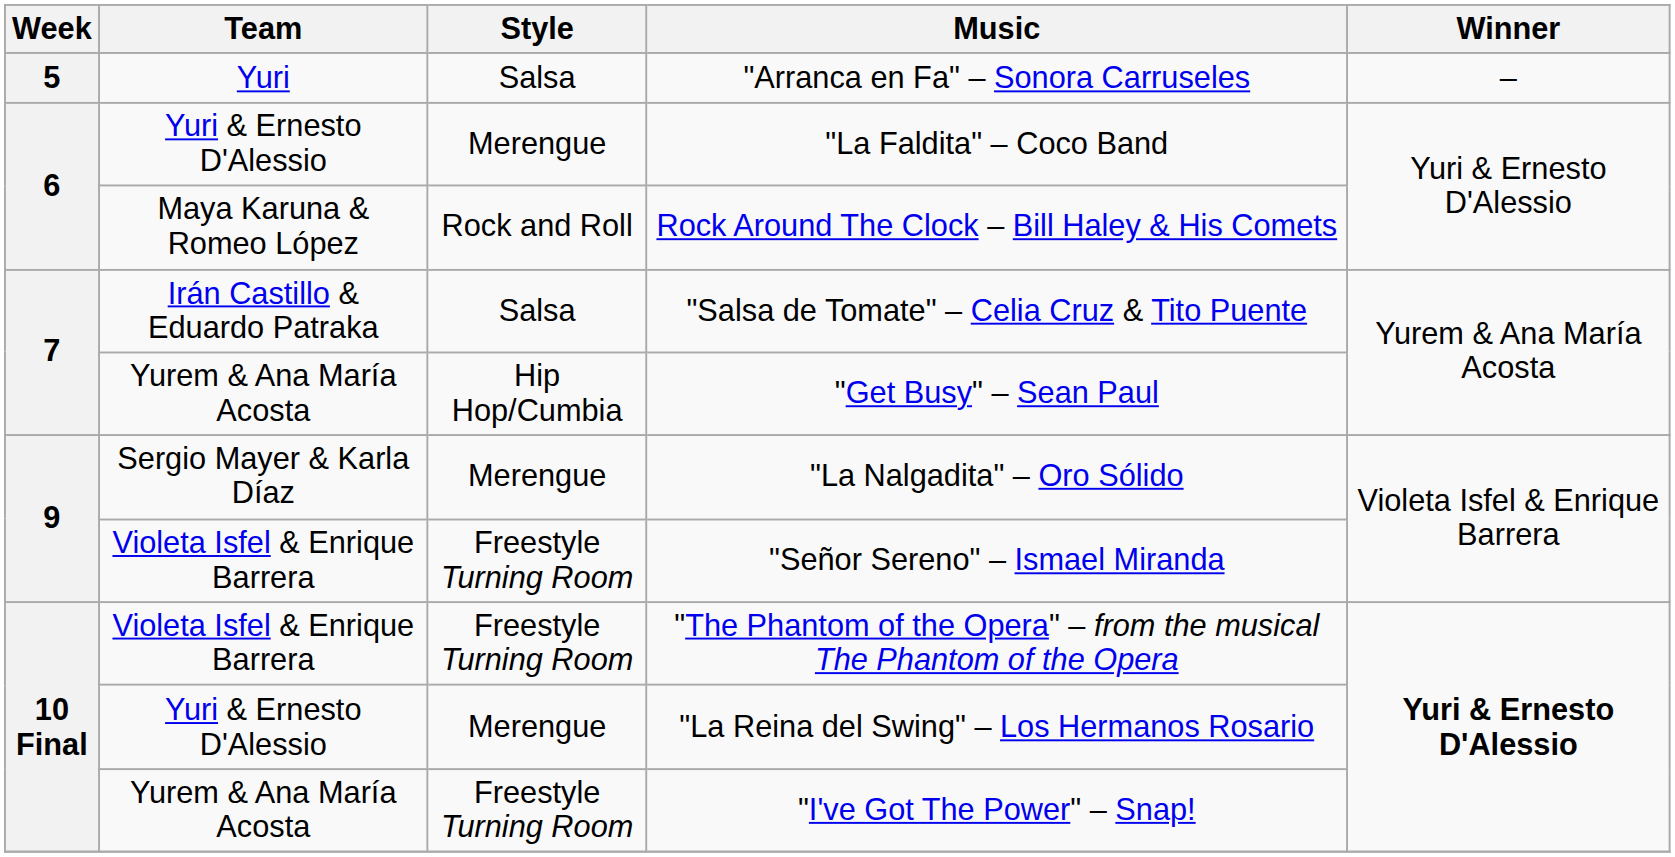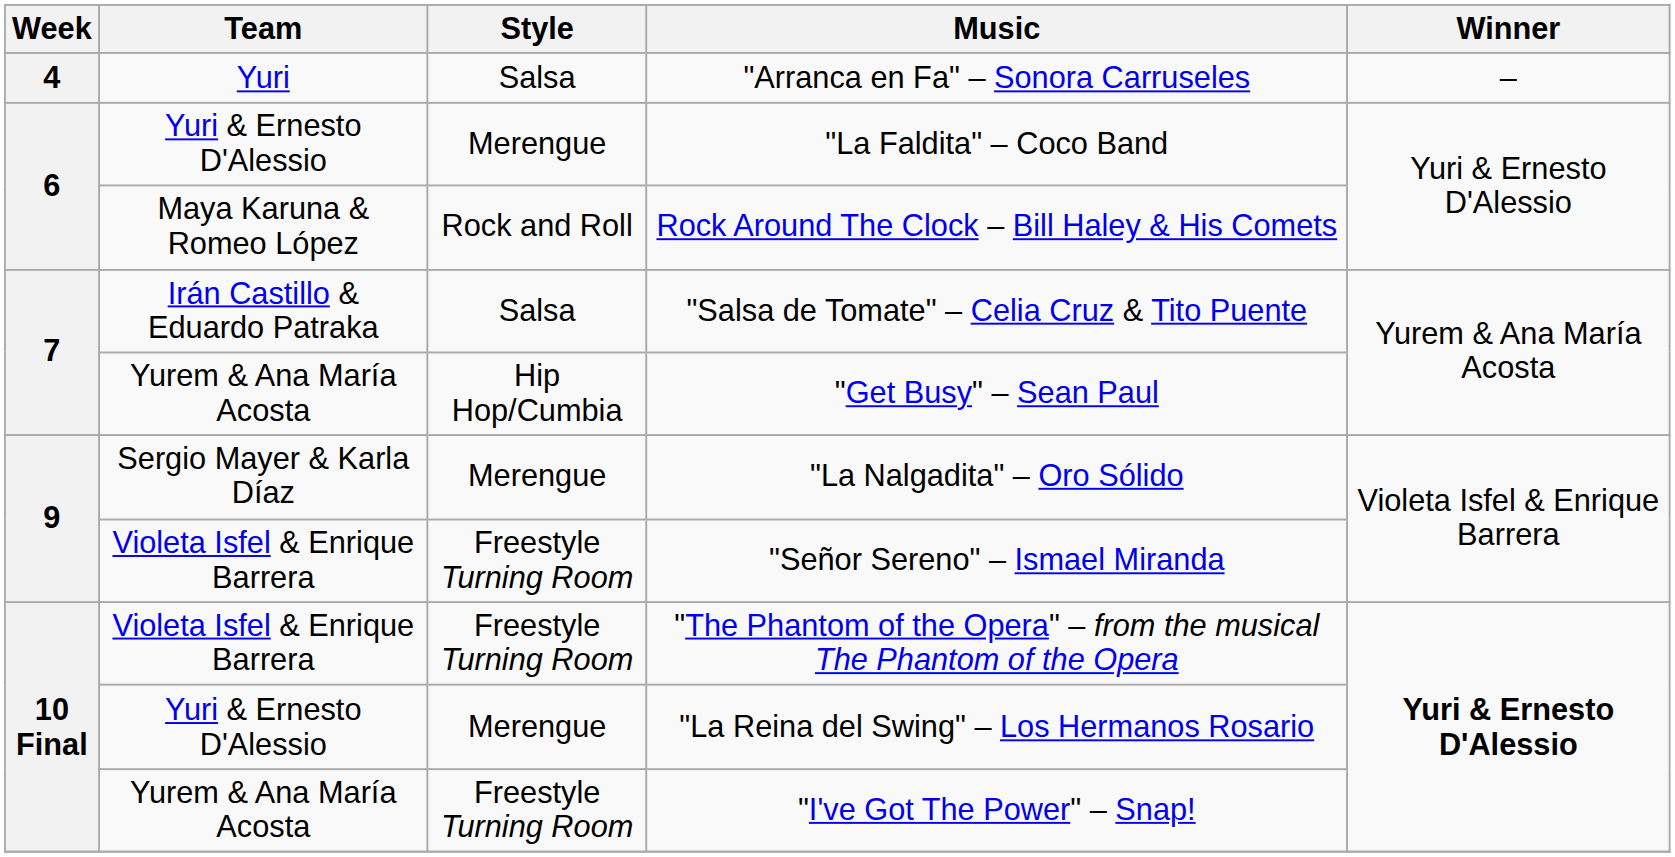(52, 77) 5 -> (52, 77) 4
